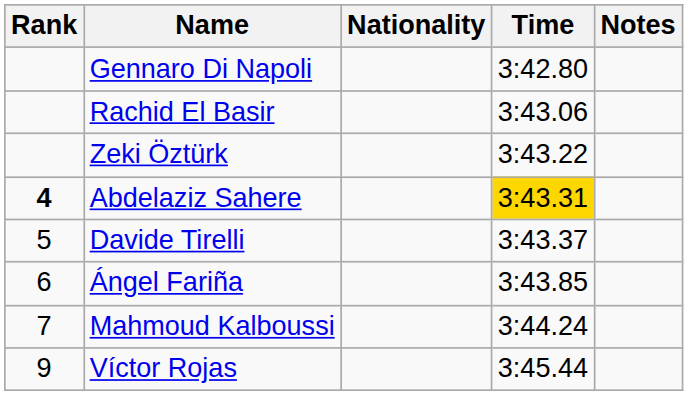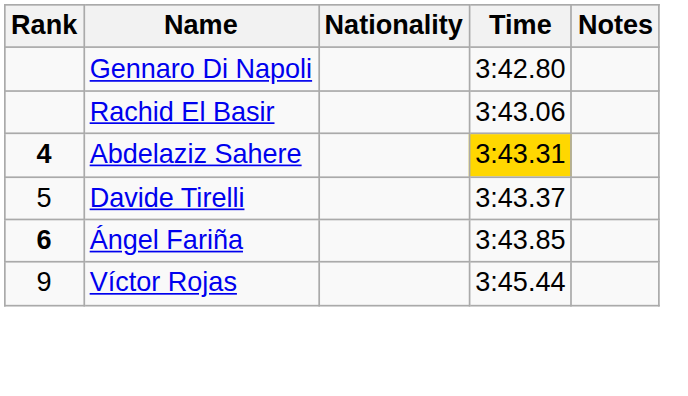- row: (159, 154)
(44, 283) normal -> (44, 240) bold
- row: (212, 326)
